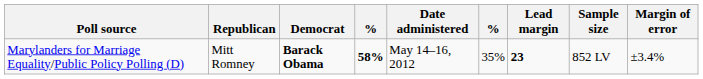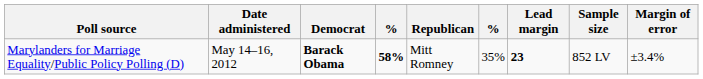columns swapped: (432, 21) <-> (244, 29)
